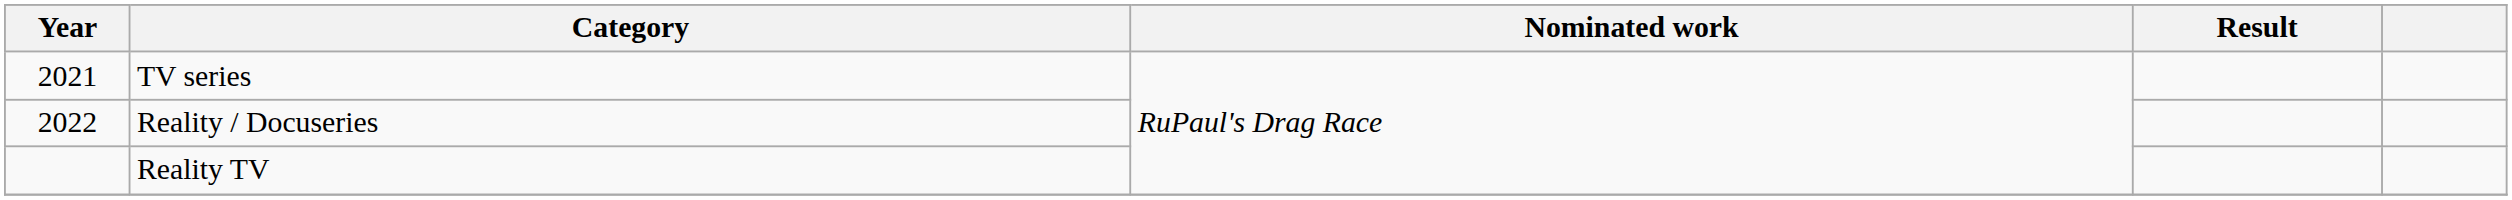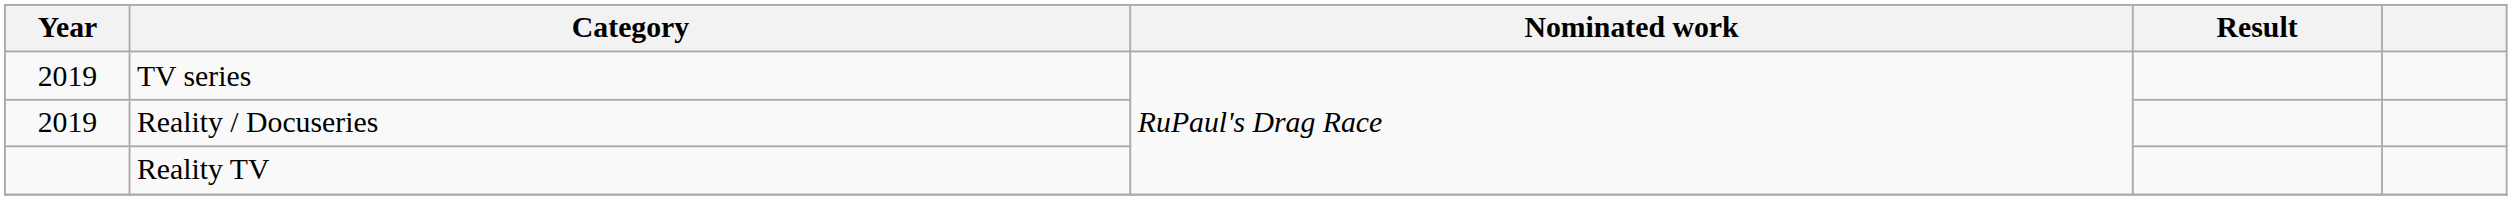(67, 75) 2021 -> (67, 75) 2019
(67, 122) 2022 -> (67, 122) 2019
